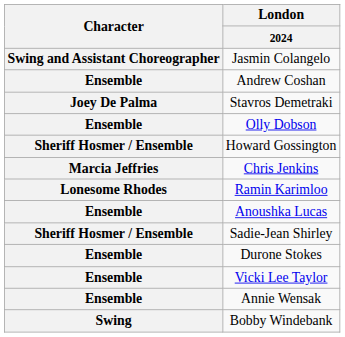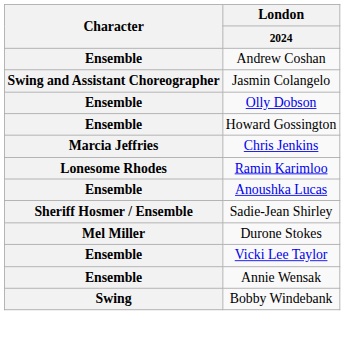rows swapped: (281, 59) <-> (281, 80)
- row: (281, 102)
(114, 146) Sheriff Hosmer / Ensemble -> (114, 124) Ensemble
(114, 255) Ensemble -> (114, 233) Mel Miller
